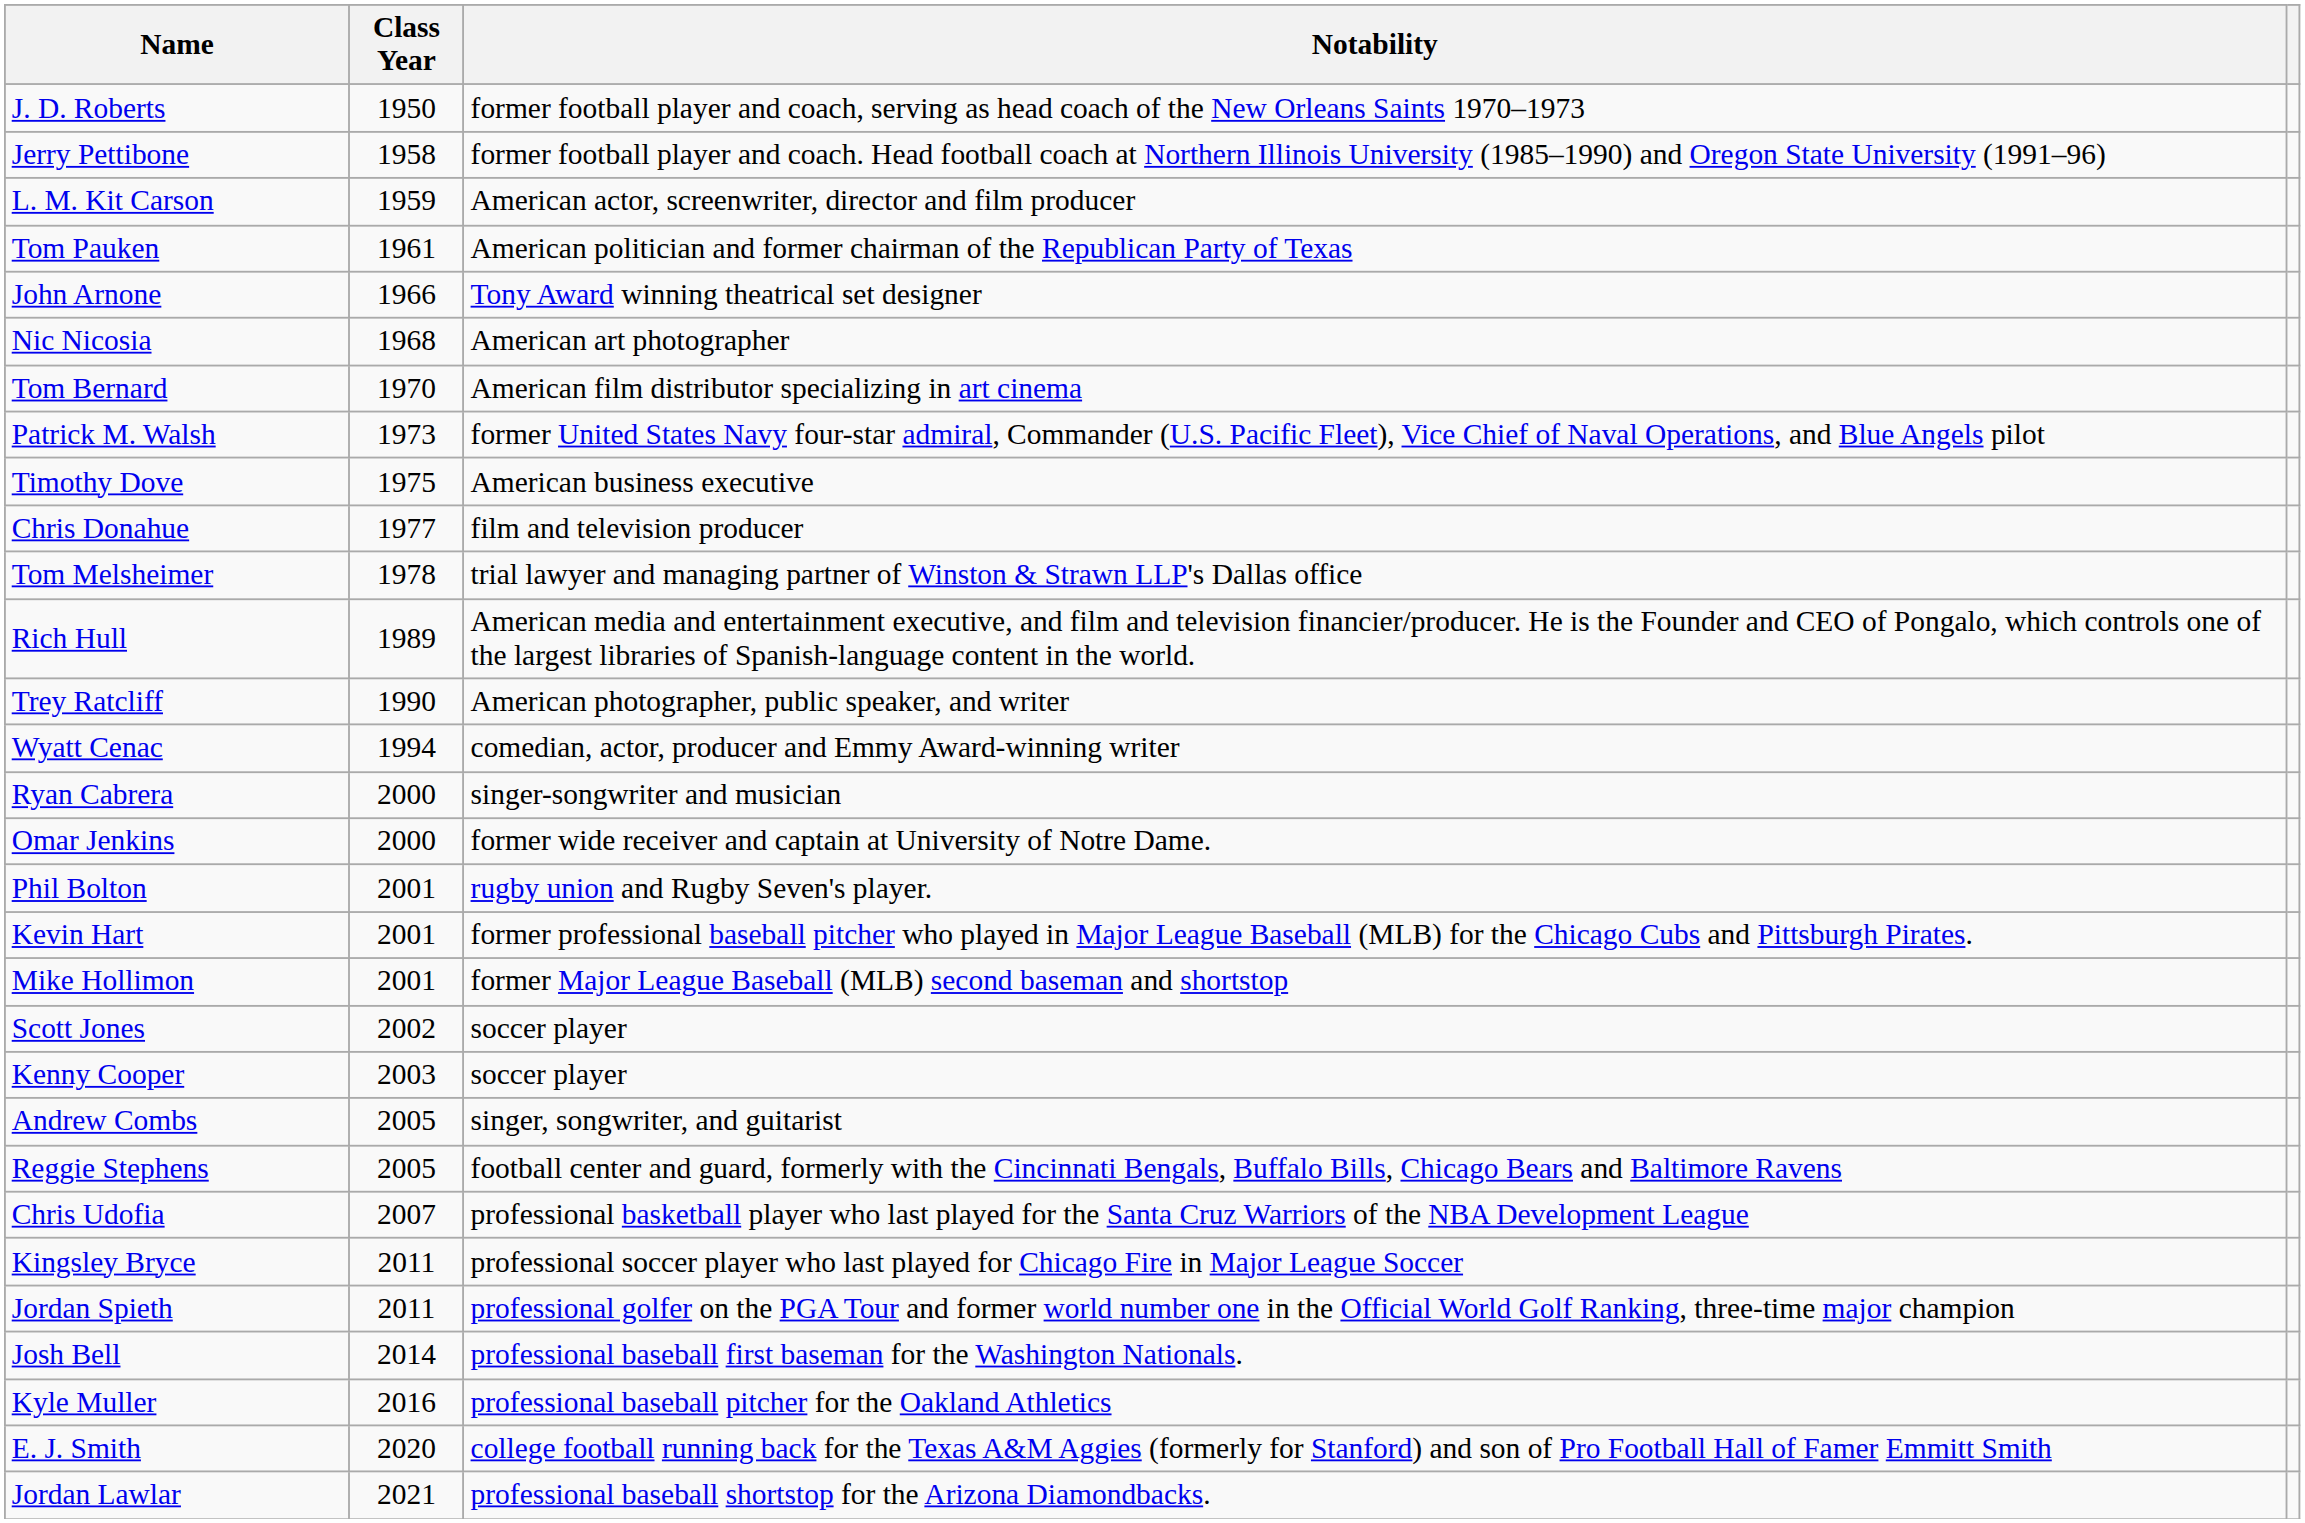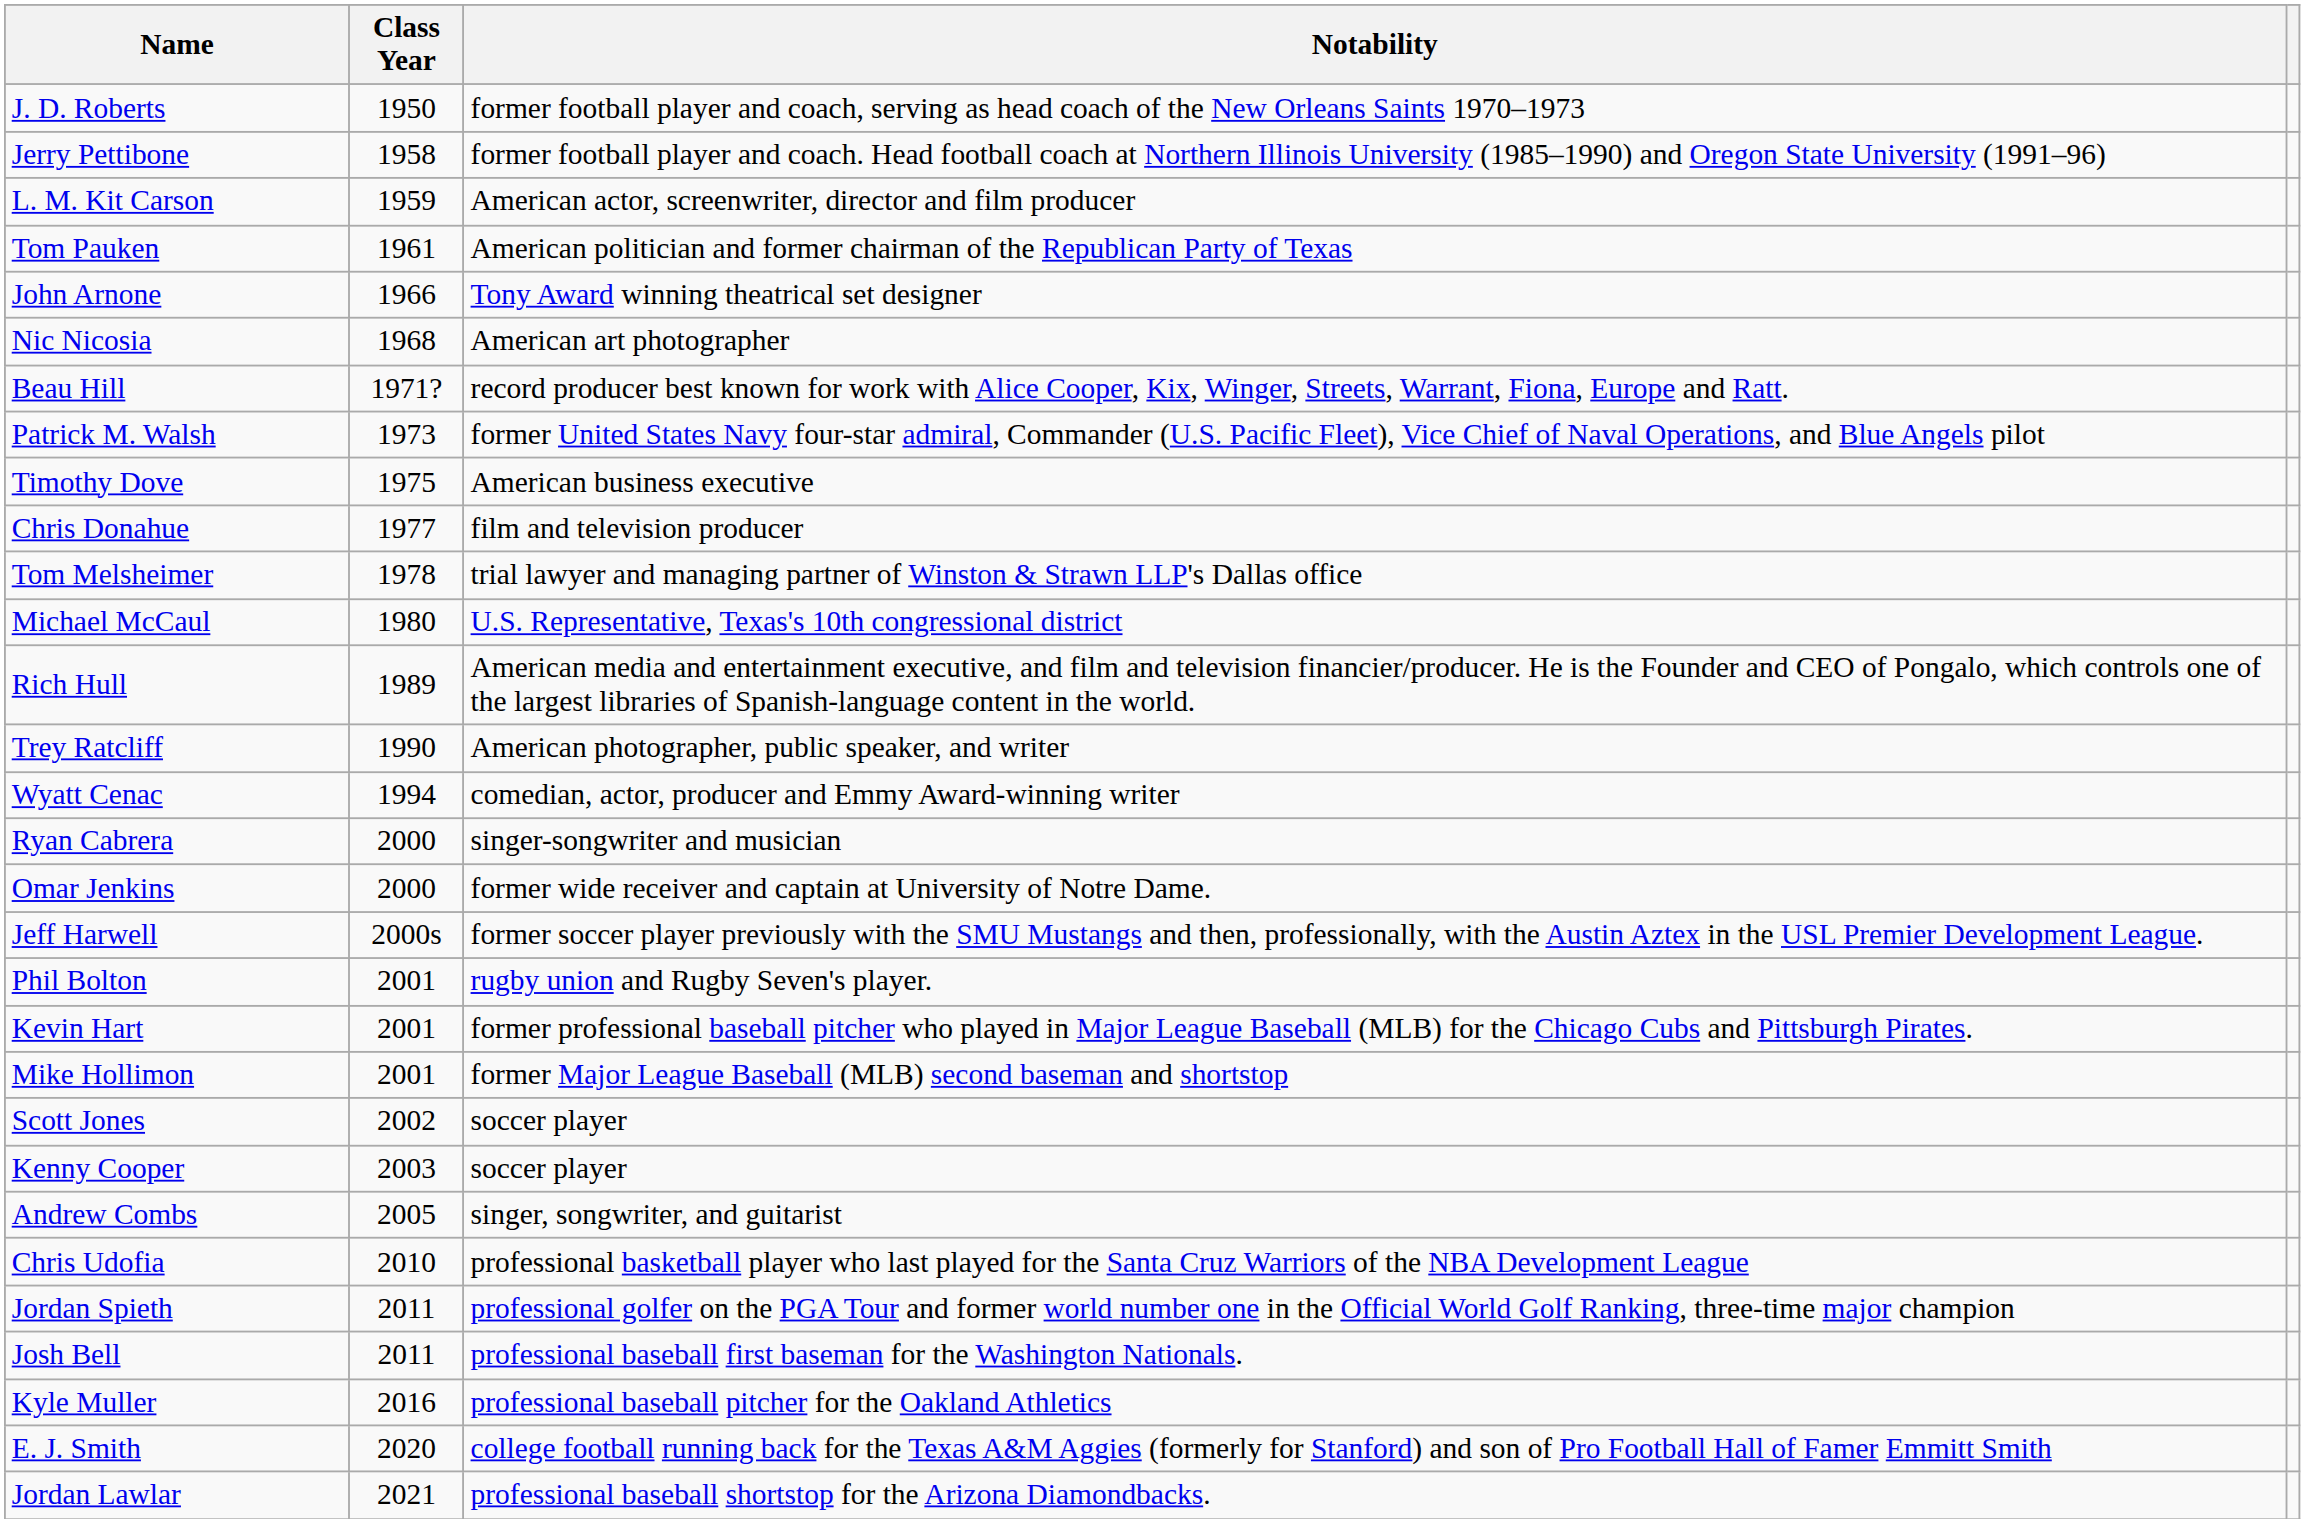- row: (90, 387)
+ row: (69, 387)
+ row: (111, 621)
+ row: (85, 934)
- row: (110, 1167)
(406, 1214) 2007 -> (406, 1261) 2010
- row: (104, 1261)
(406, 1354) 2014 -> (406, 1354) 2011
